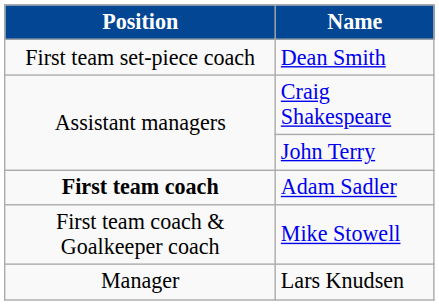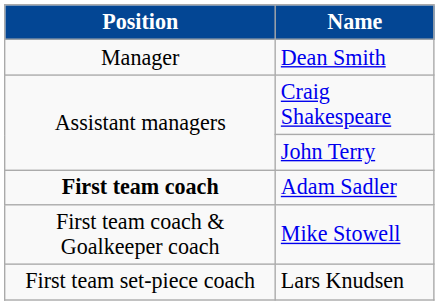(140, 57) First team set-piece coach -> (140, 57) Manager
(140, 281) Manager -> (140, 281) First team set-piece coach
